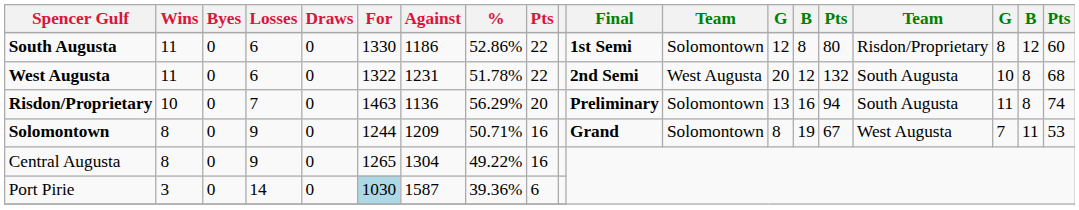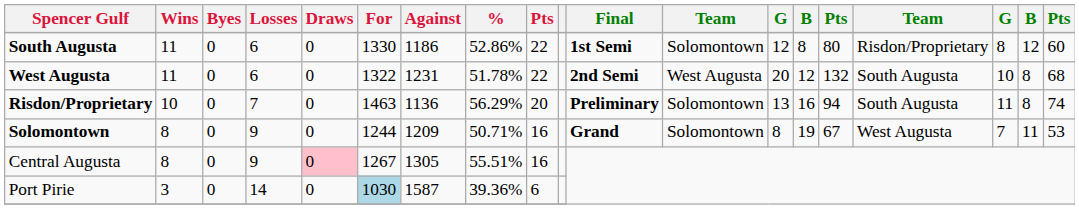(310, 160) no background -> (310, 160) pink background
(379, 160) 1265 -> (379, 160) 1267
(422, 160) 1304 -> (422, 160) 1305
(496, 160) 49.22% -> (496, 160) 55.51%
